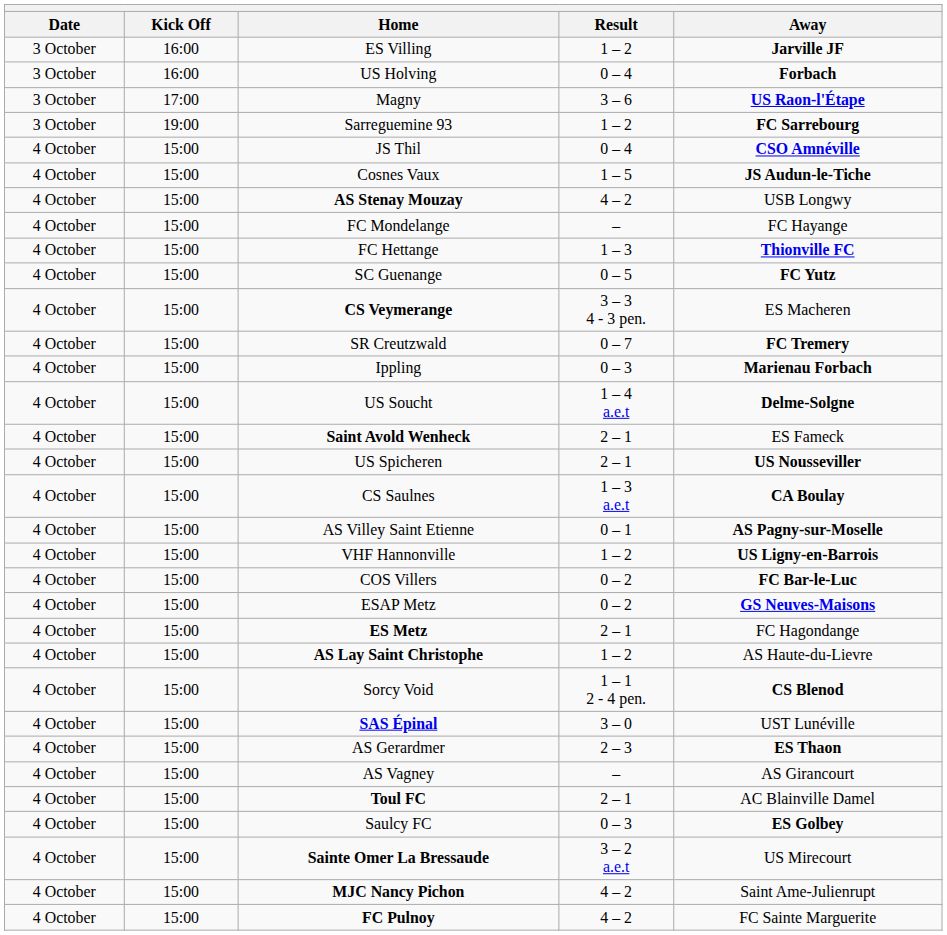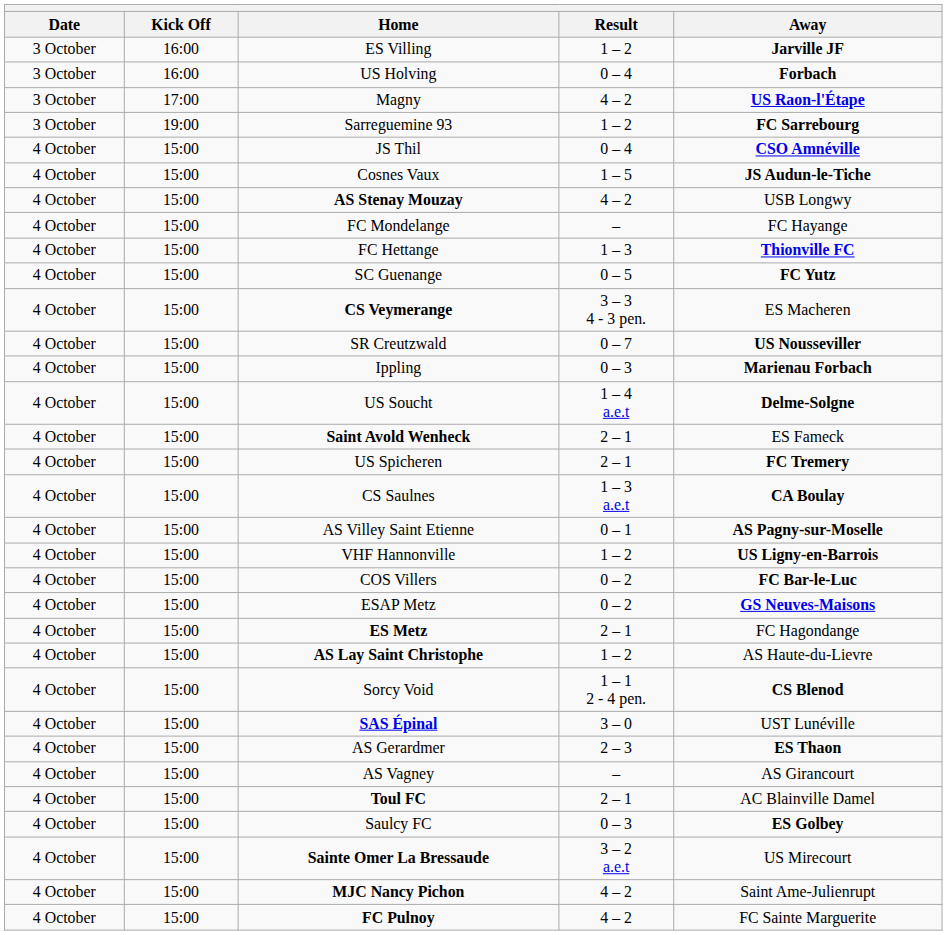(616, 99) 3 – 6 -> (616, 99) 4 – 2
(808, 343) FC Tremery -> (808, 343) US Nousseviller
(808, 461) US Nousseviller -> (808, 461) FC Tremery
